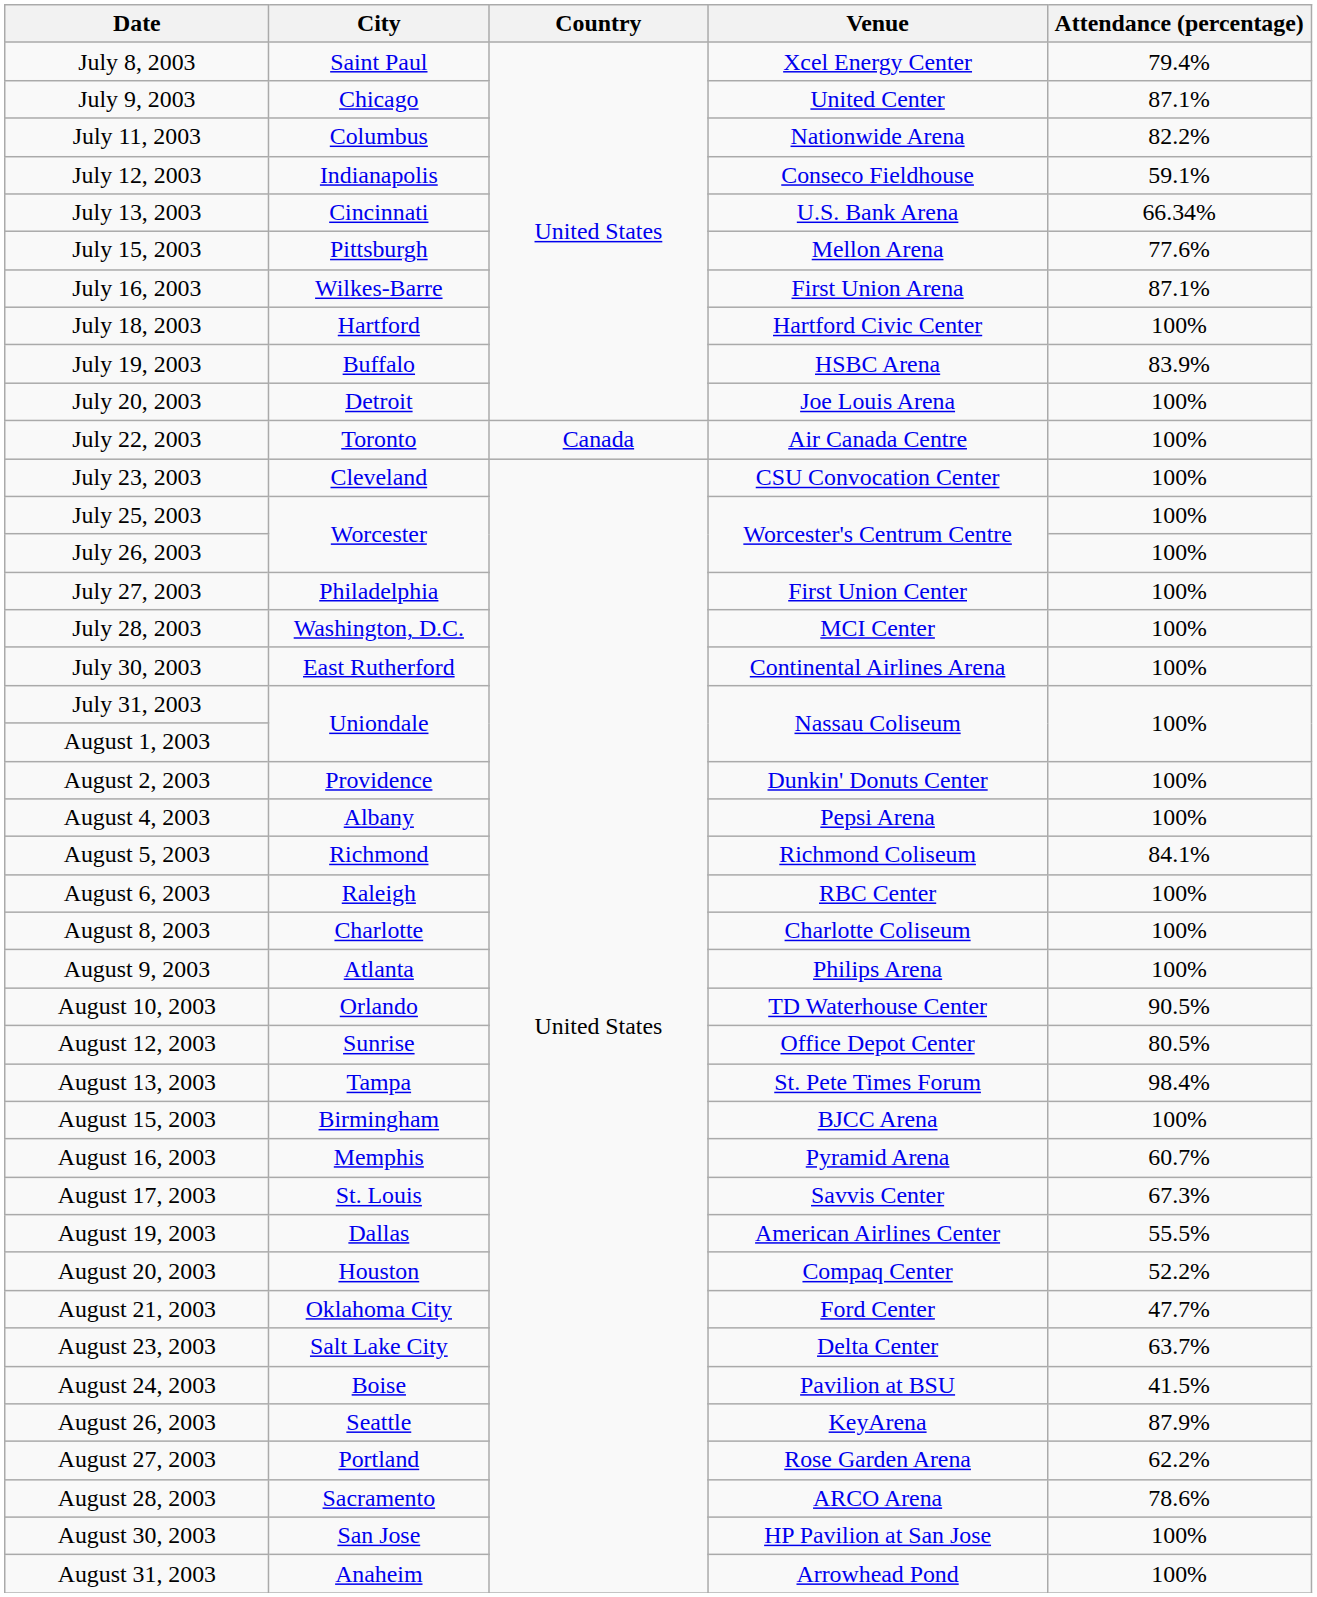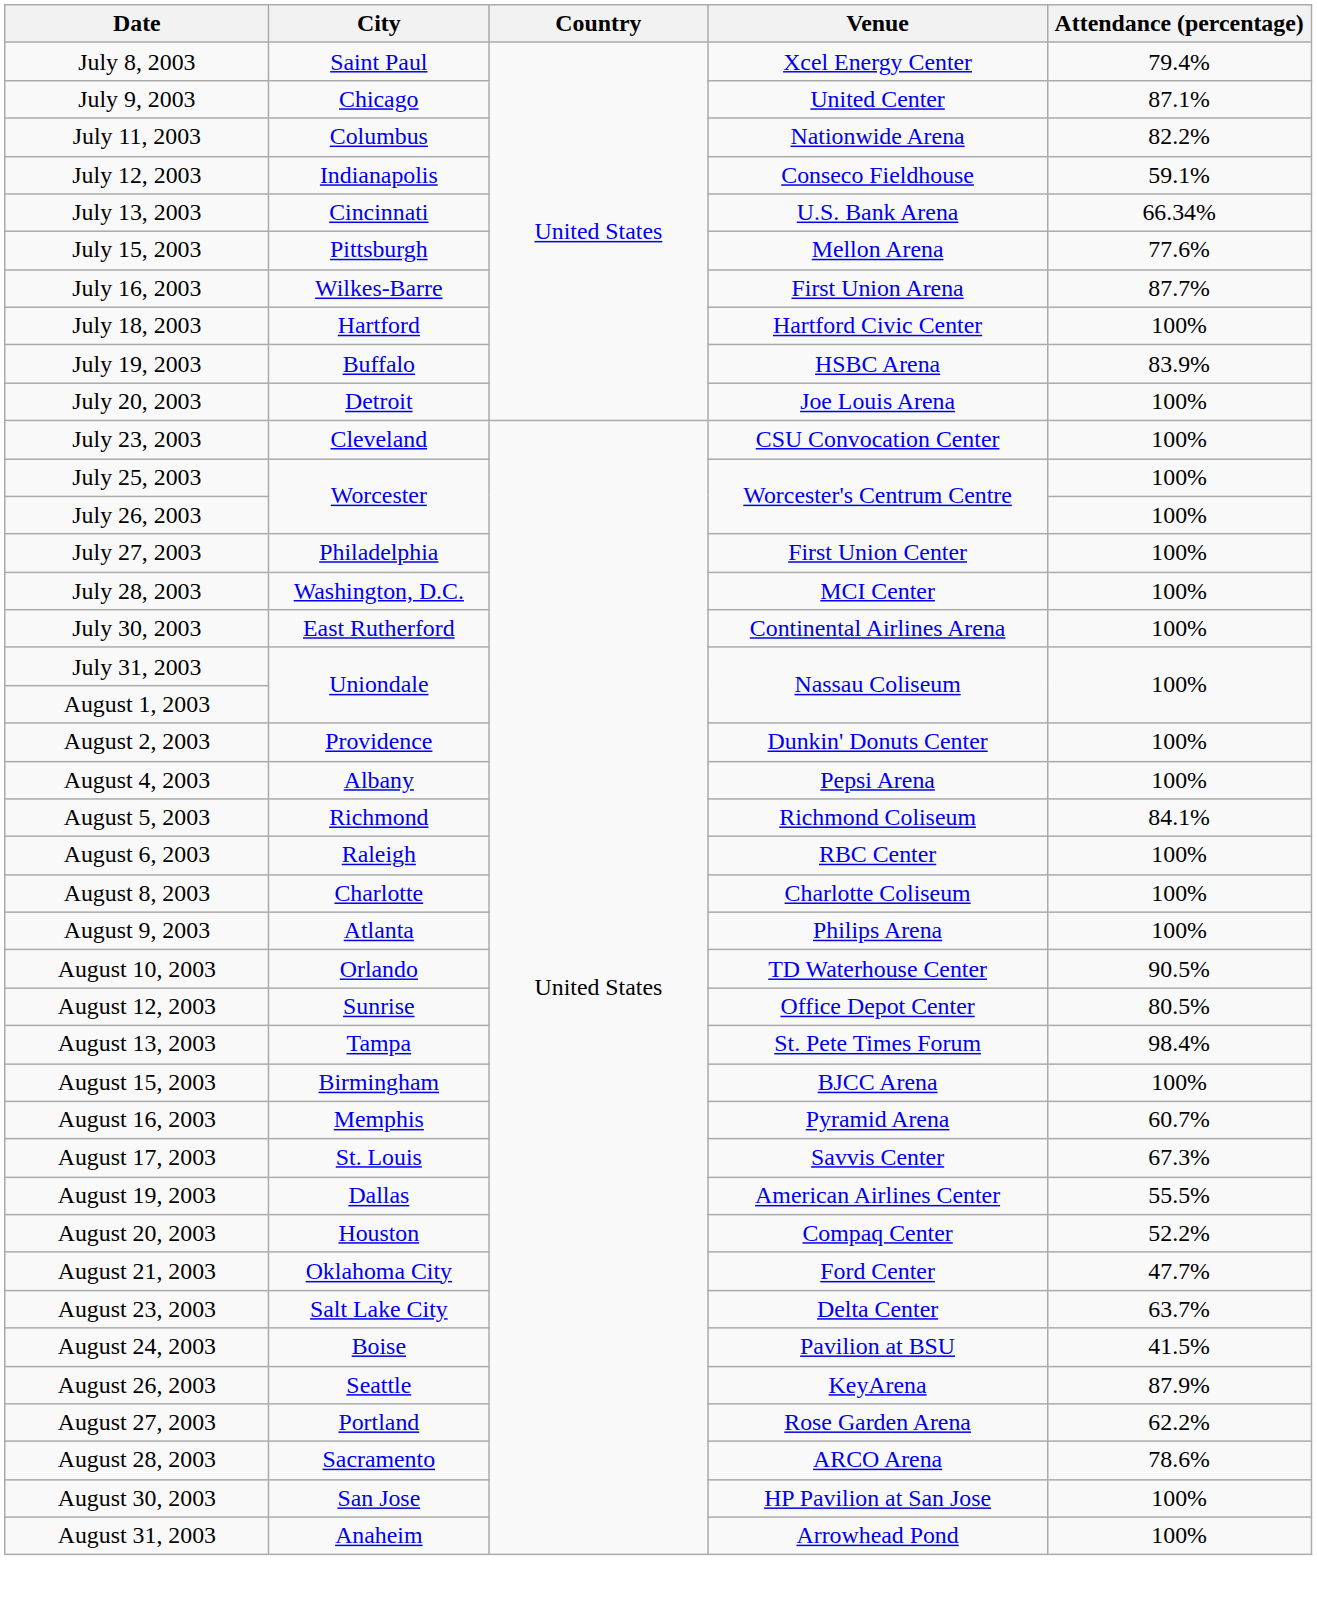(1179, 288) 87.1% -> (1179, 288) 87.7%
- row: (137, 439)
